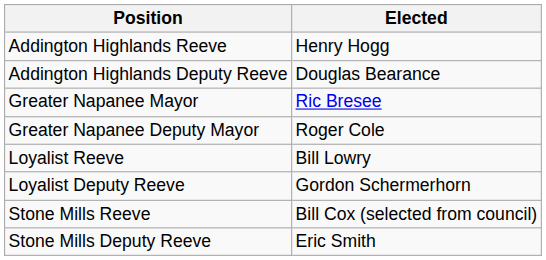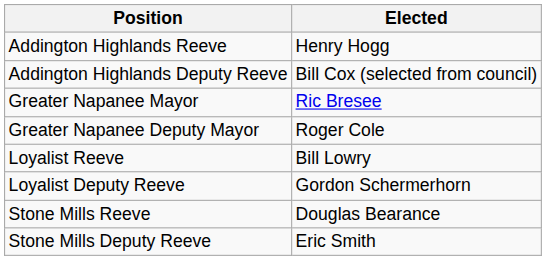(368, 74) Douglas Bearance -> (416, 74) Bill Cox (selected from council)
(416, 213) Bill Cox (selected from council) -> (368, 213) Douglas Bearance
